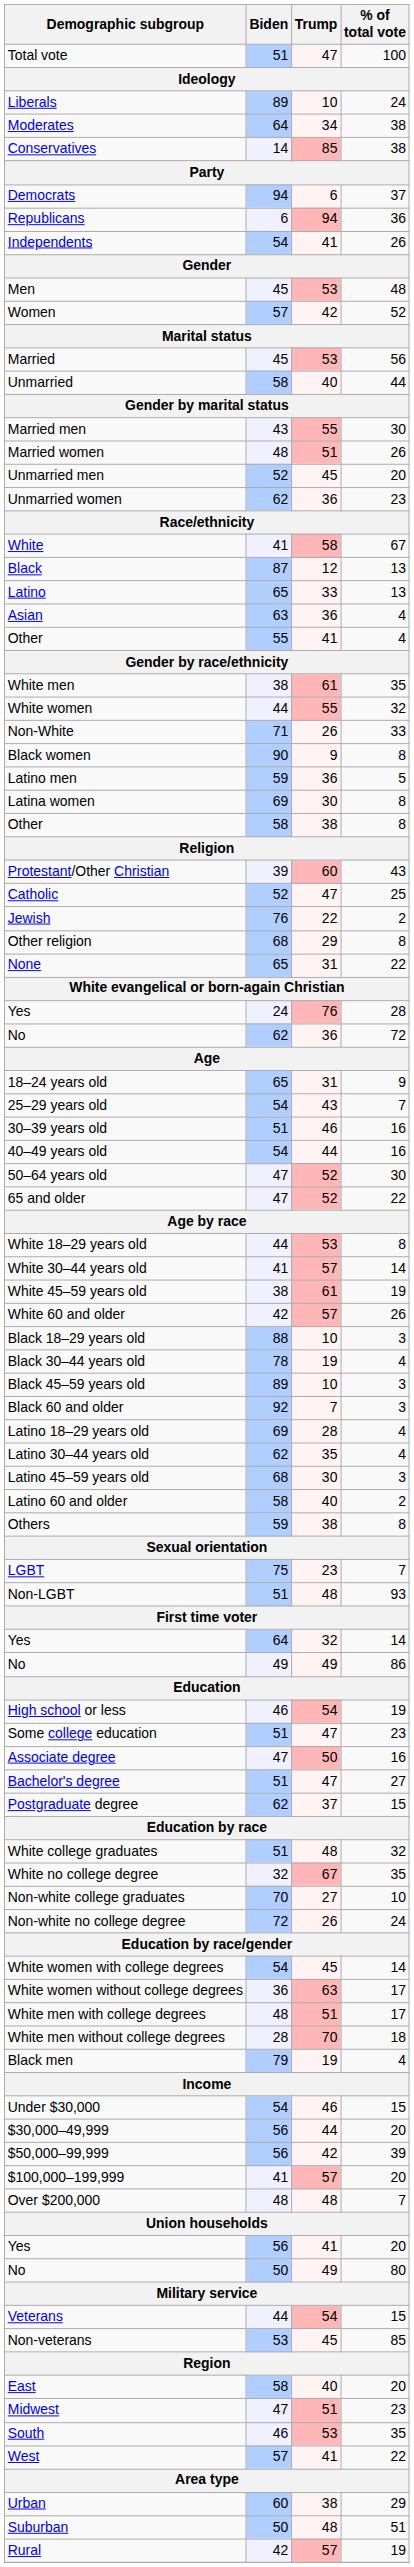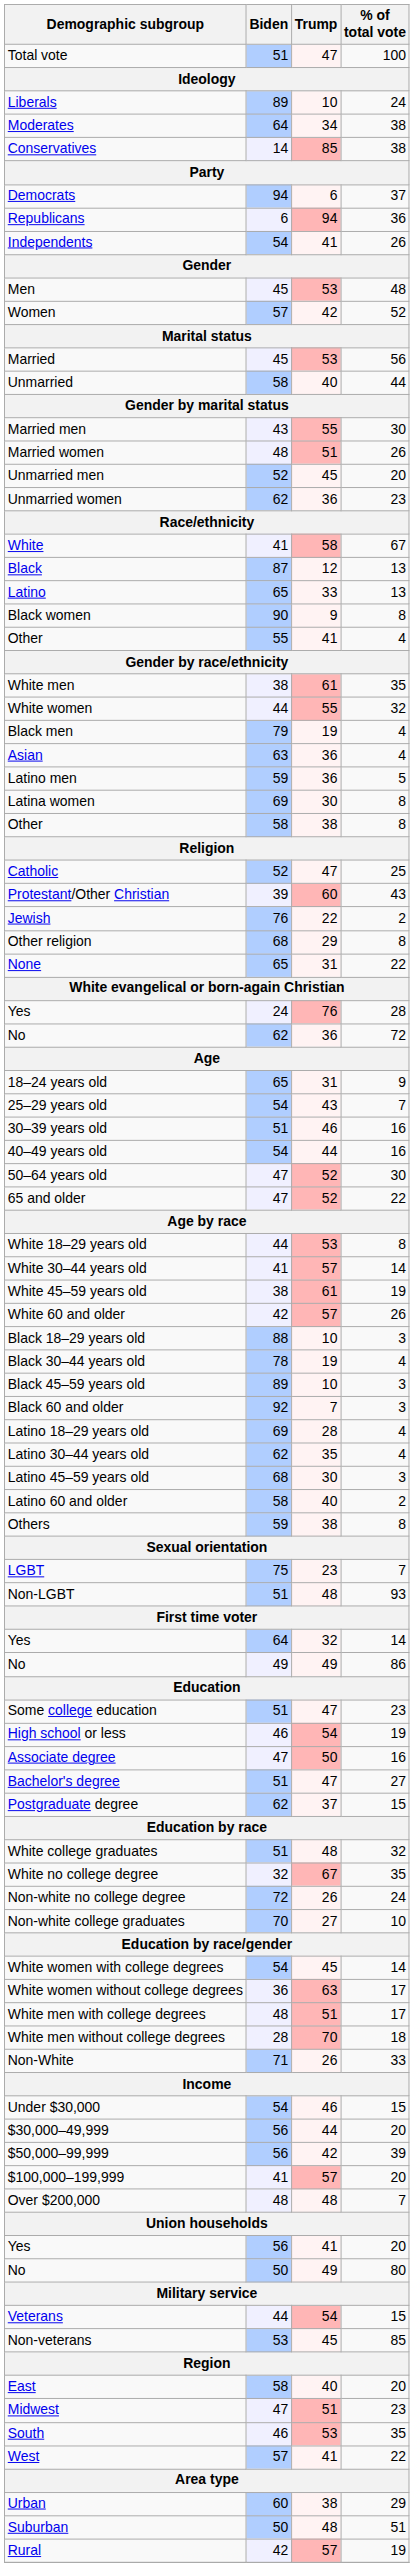rows swapped: (25, 615) <-> (49, 755)
rows swapped: (40, 2061) <-> (41, 732)
rows swapped: (88, 872) <-> (33, 895)
rows swapped: (67, 1711) <-> (82, 1734)
rows swapped: (96, 1897) <-> (97, 1921)
